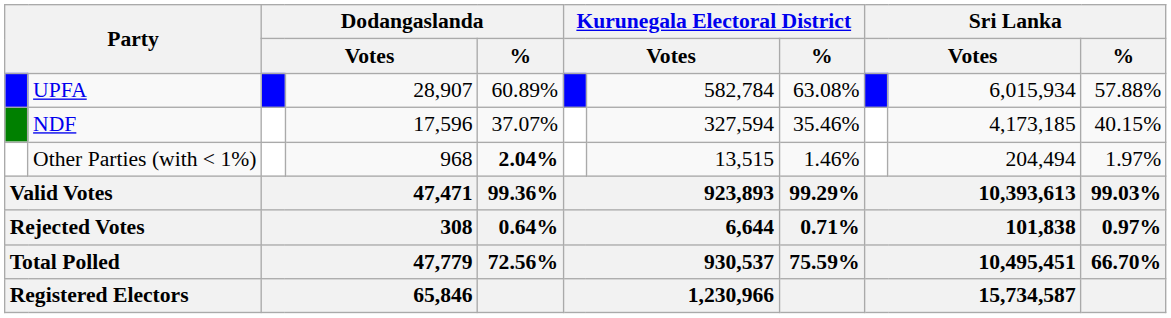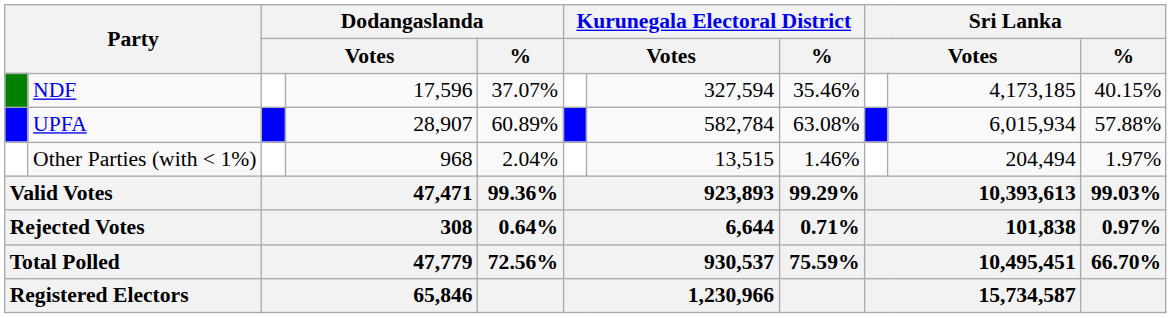rows swapped: (60, 90) <-> (55, 124)
(528, 158) bold -> (530, 158) normal
